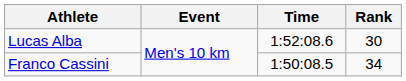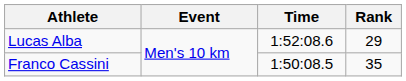(374, 41) 30 -> (374, 41) 29
(374, 65) 34 -> (374, 65) 35
